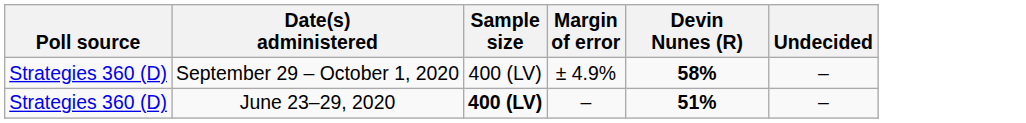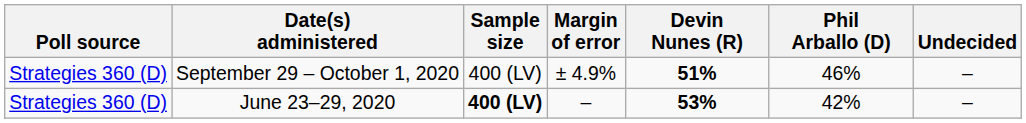+ column: (841, 31)
(697, 73) 58% -> (697, 73) 51%
(697, 103) 51% -> (697, 103) 53%
